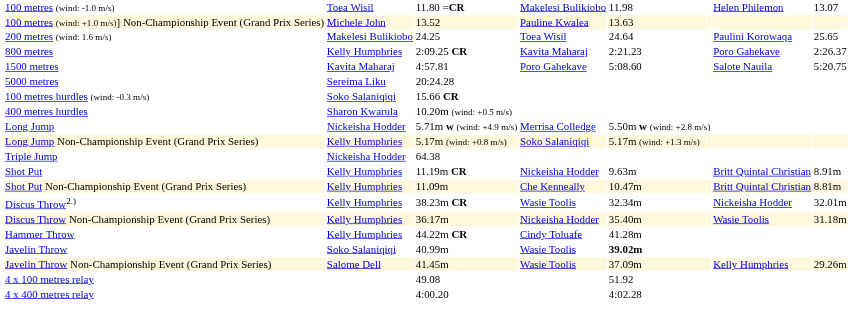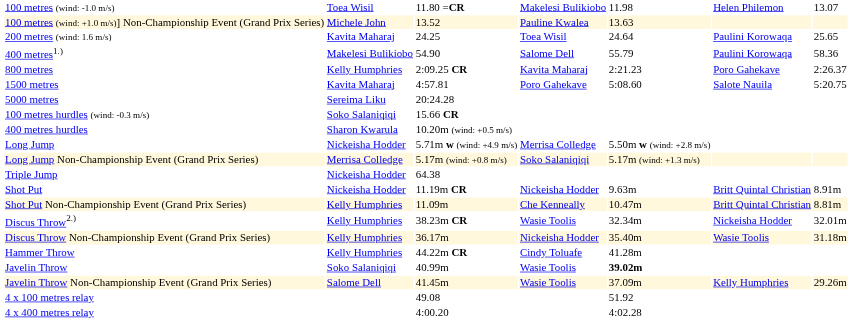(370, 37) Makelesi Bulikiobo -> (361, 37) Kavita Maharaj
+ row: (34, 53)
(364, 141) Kelly Humphries -> (365, 159) Merrisa Colledge
(364, 171) Kelly Humphries -> (366, 189) Nickeisha Hodder
